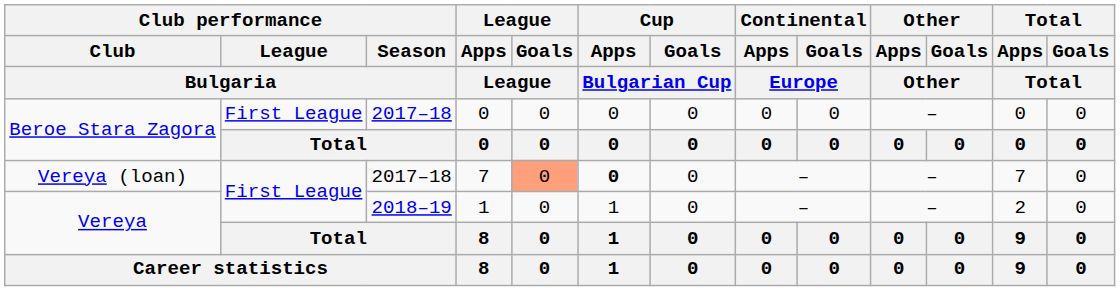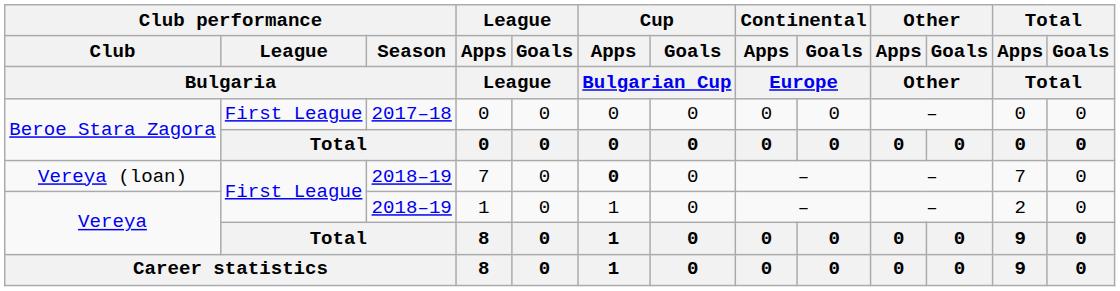(412, 176) 2017–18 -> (412, 176) 2018–19
(545, 176) lightsalmon background -> (545, 176) no background
